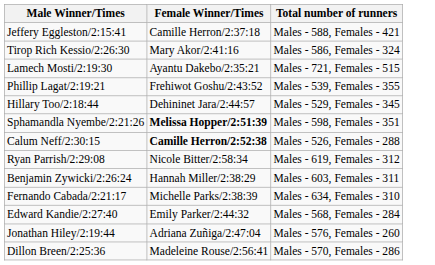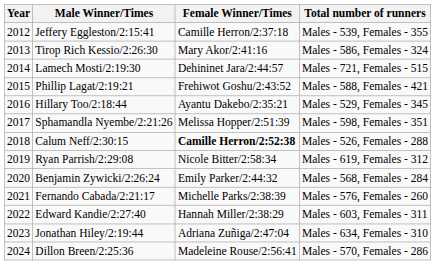+ column: (19, 13)
(337, 31) Males - 588, Females - 421 -> (365, 31) Males - 539, Females - 355
(205, 68) Ayantu Dakebo/2:35:21 -> (231, 68) Dehininet Jara/2:44:57
(337, 86) Males - 539, Females - 355 -> (365, 86) Males - 588, Females - 421
(202, 104) Dehininet Jara/2:44:57 -> (233, 104) Ayantu Dakebo/2:35:21
(208, 123) bold -> (234, 123) normal
(203, 178) Hannah Miller/2:38:29 -> (228, 178) Emily Parker/2:44:32
(336, 178) Males - 603, Females - 311 -> (365, 178) Males - 568, Females - 284
(337, 196) Males - 634, Females - 310 -> (365, 196) Males - 576, Females - 260
(199, 214) Emily Parker/2:44:32 -> (231, 214) Hannah Miller/2:38:29
(337, 214) Males - 568, Females - 284 -> (365, 214) Males - 603, Females - 311
(337, 232) Males - 576, Females - 260 -> (365, 232) Males - 634, Females - 310
